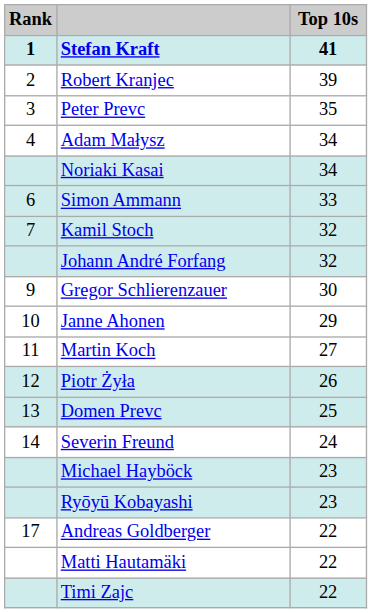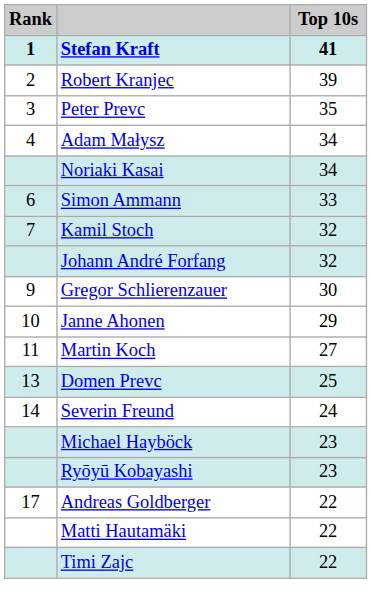- row: (98, 381)
